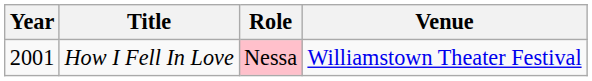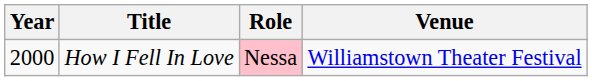(32, 57) 2001 -> (32, 57) 2000
